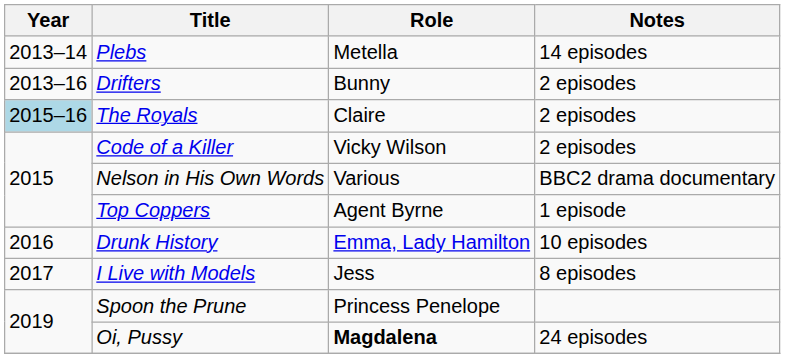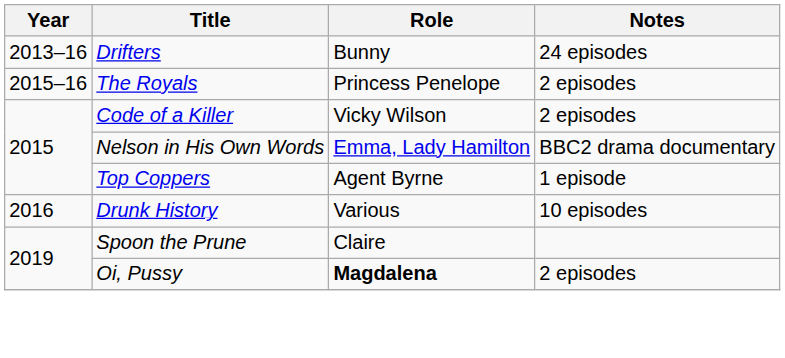- row: (121, 52)
(588, 83) 2 episodes -> (593, 52) 24 episodes
(48, 115) lightblue background -> (48, 83) no background
(360, 115) Claire -> (417, 83) Princess Penelope
(367, 178) Various -> (432, 147) Emma, Lady Hamilton
(432, 242) Emma, Lady Hamilton -> (367, 210) Various
- row: (176, 274)
(417, 305) Princess Penelope -> (360, 242) Claire
(593, 337) 24 episodes -> (588, 274) 2 episodes
